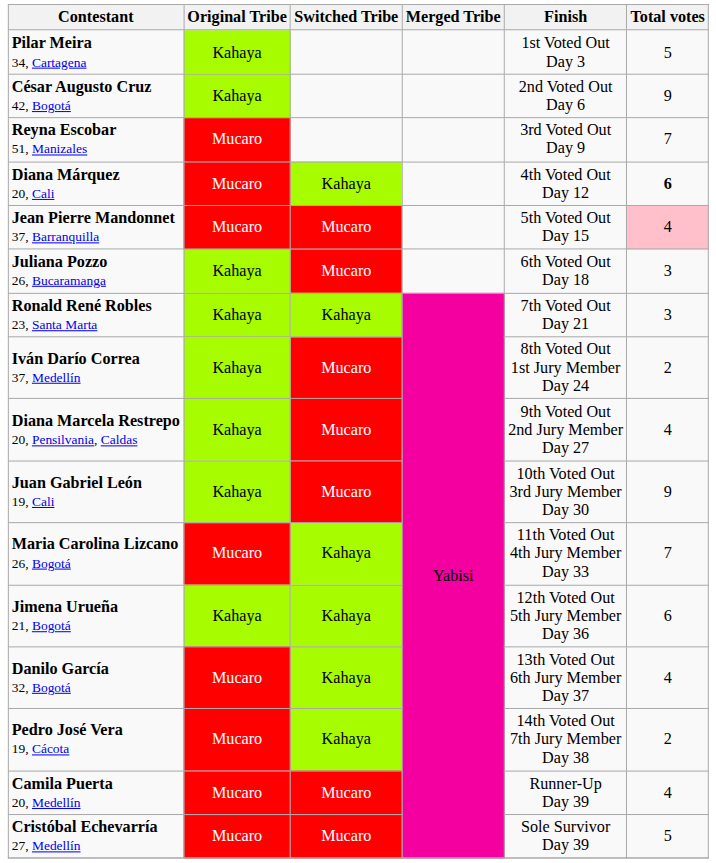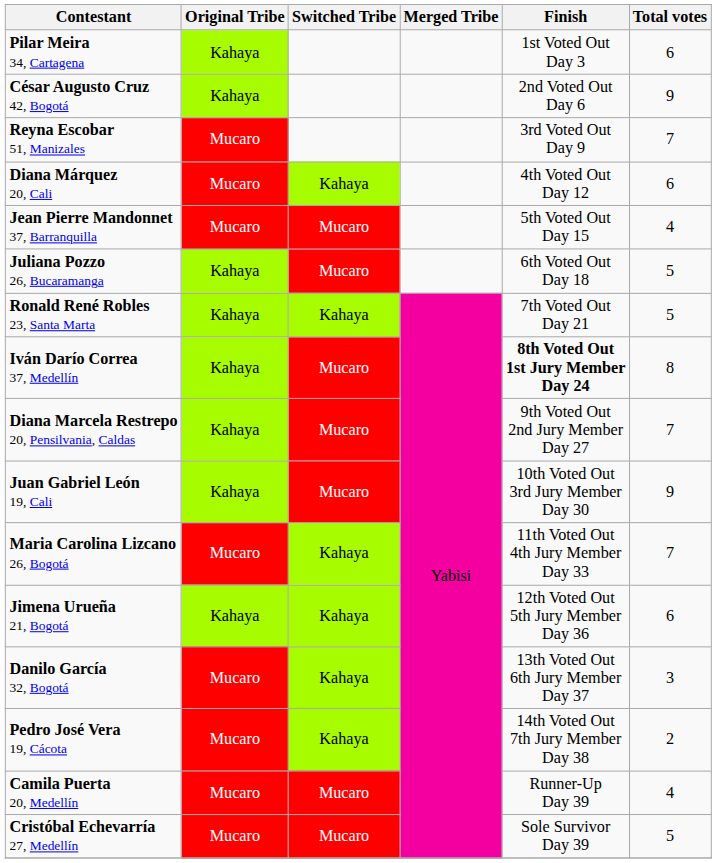(668, 52) 5 -> (670, 52) 6
(668, 183) bold -> (670, 183) normal
(668, 227) pink background -> (670, 227) no background
(668, 271) 3 -> (670, 271) 5
(668, 314) 3 -> (670, 314) 5
(566, 367) normal -> (566, 367) bold
(668, 367) 2 -> (670, 367) 8
(668, 429) 4 -> (670, 429) 7
(668, 677) 4 -> (670, 677) 3
